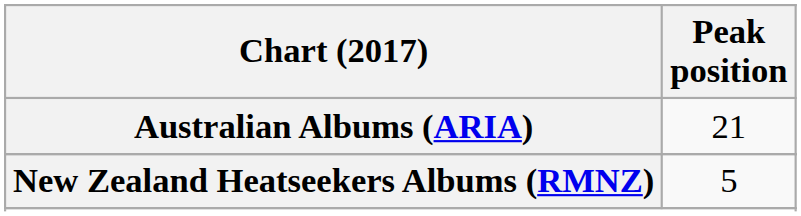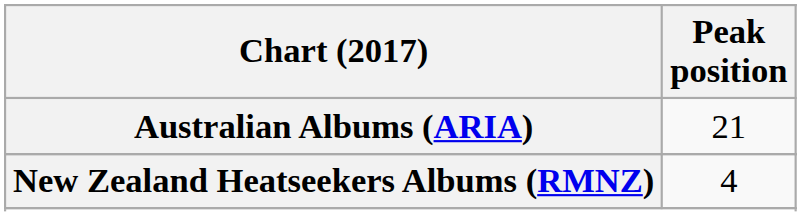(729, 180) 5 -> (729, 180) 4
